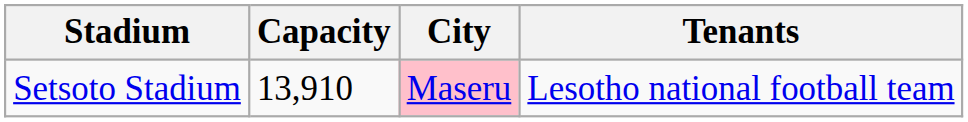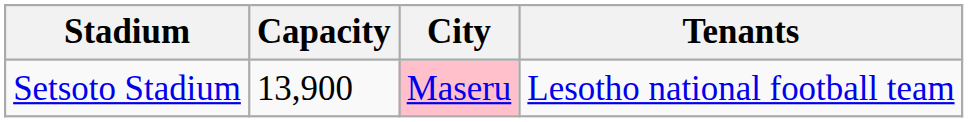(305, 87) 13,910 -> (305, 87) 13,900
